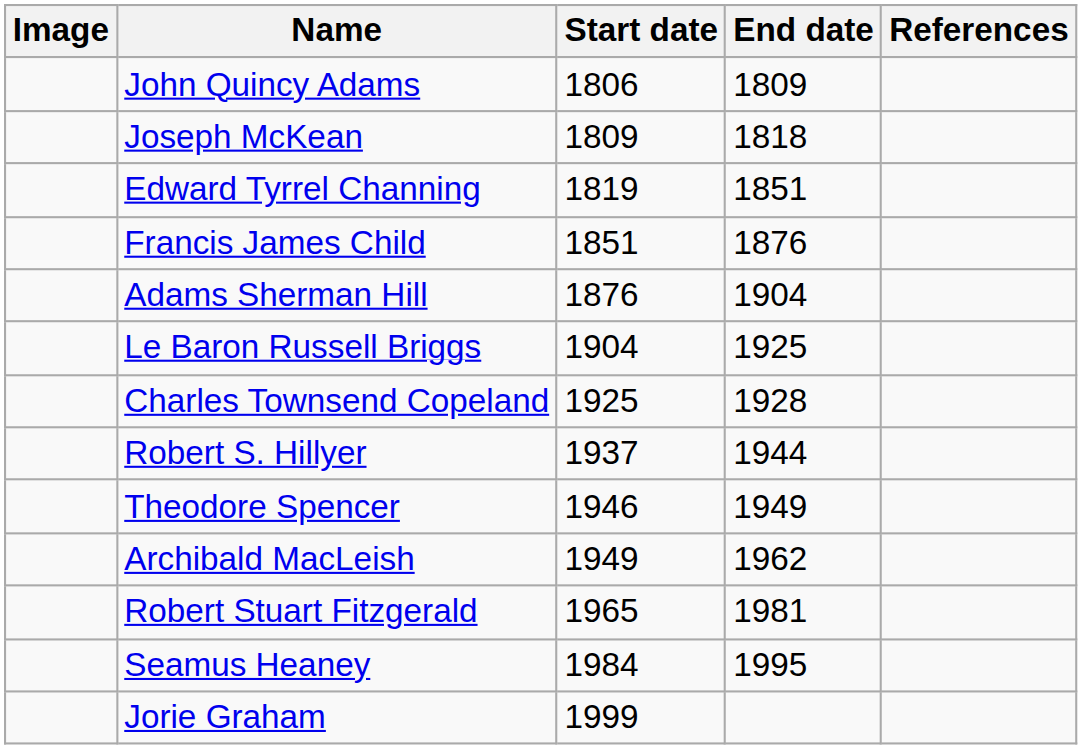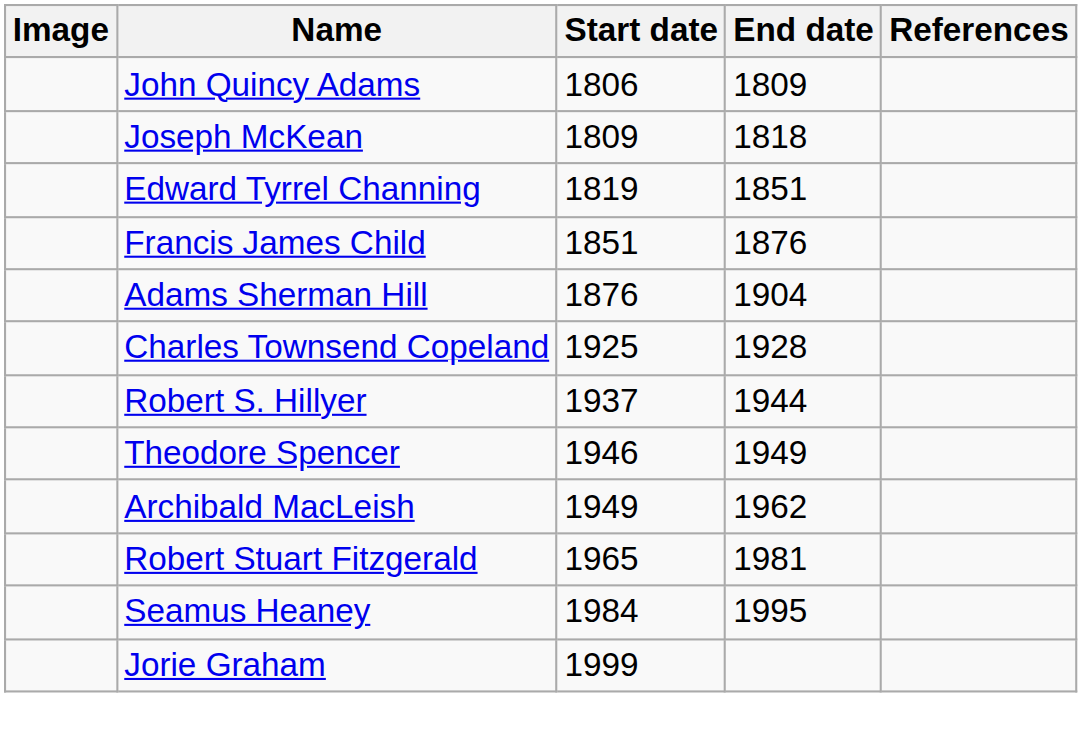- row: (303, 347)
